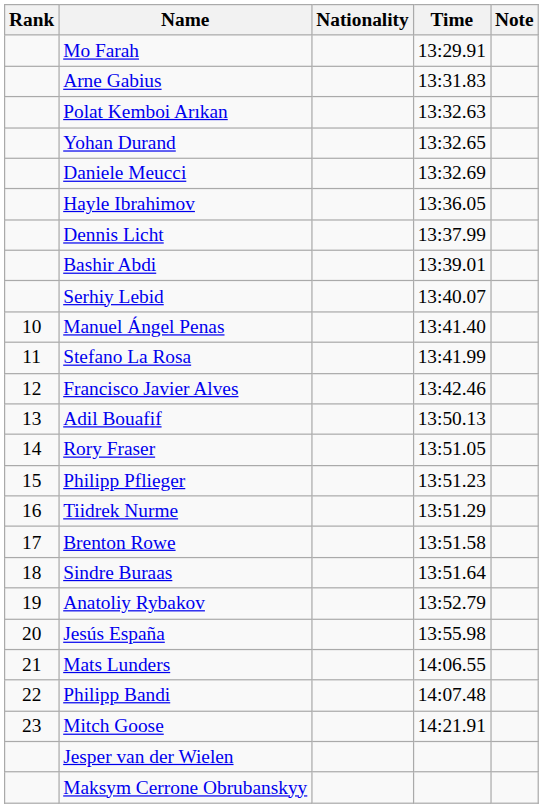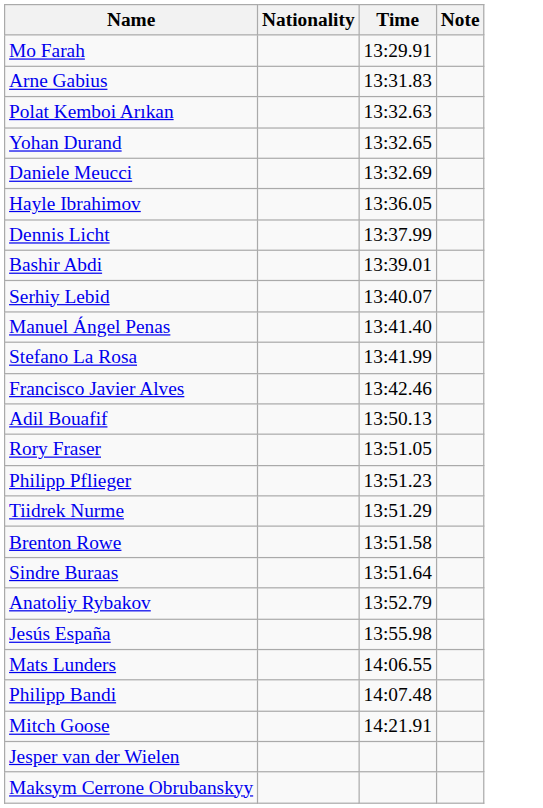- column: (32, 19)
